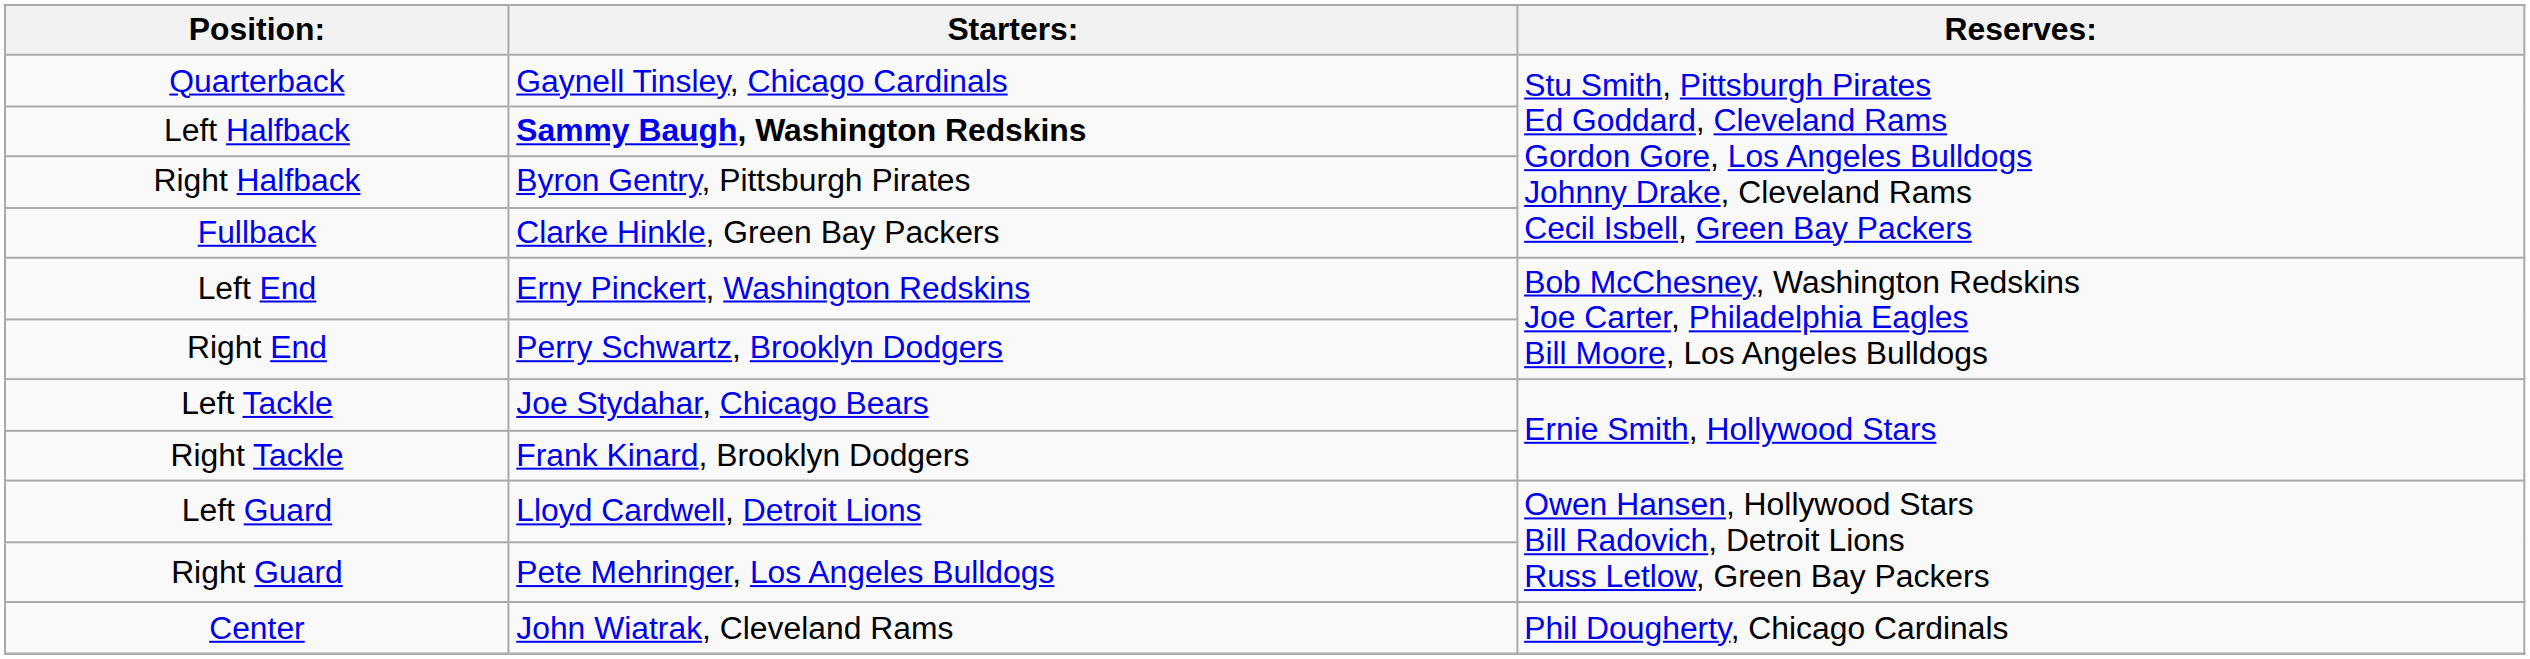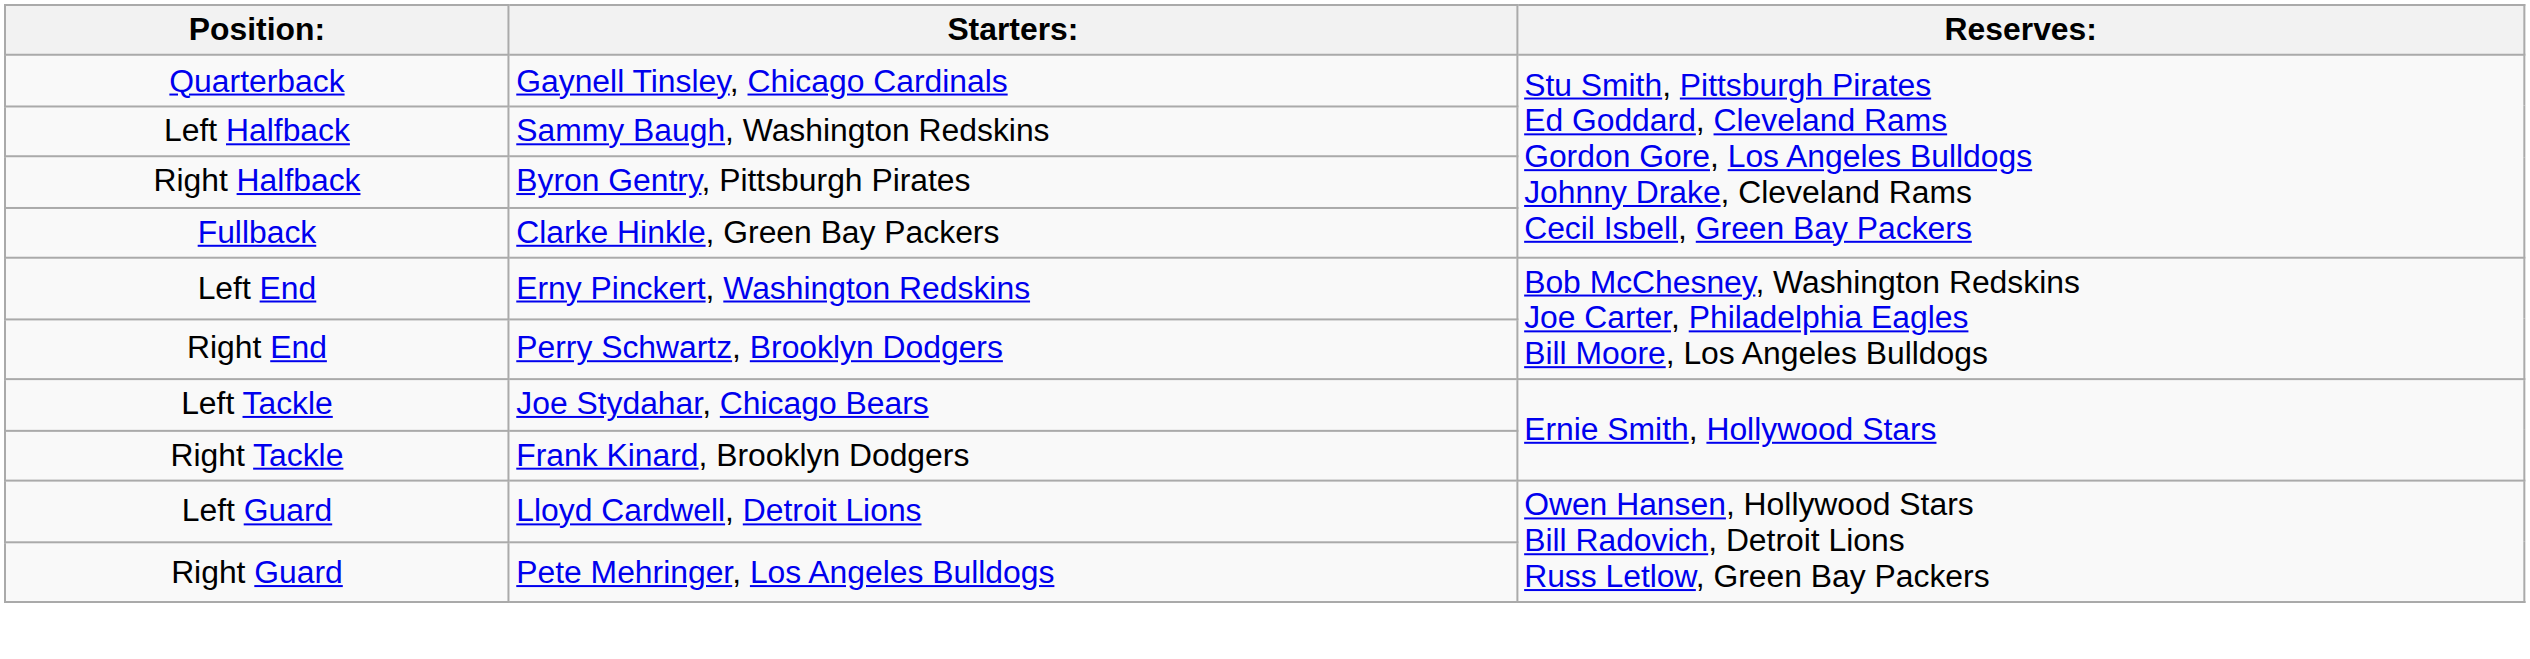(801, 130) bold -> (783, 130) normal
- row: (257, 627)
